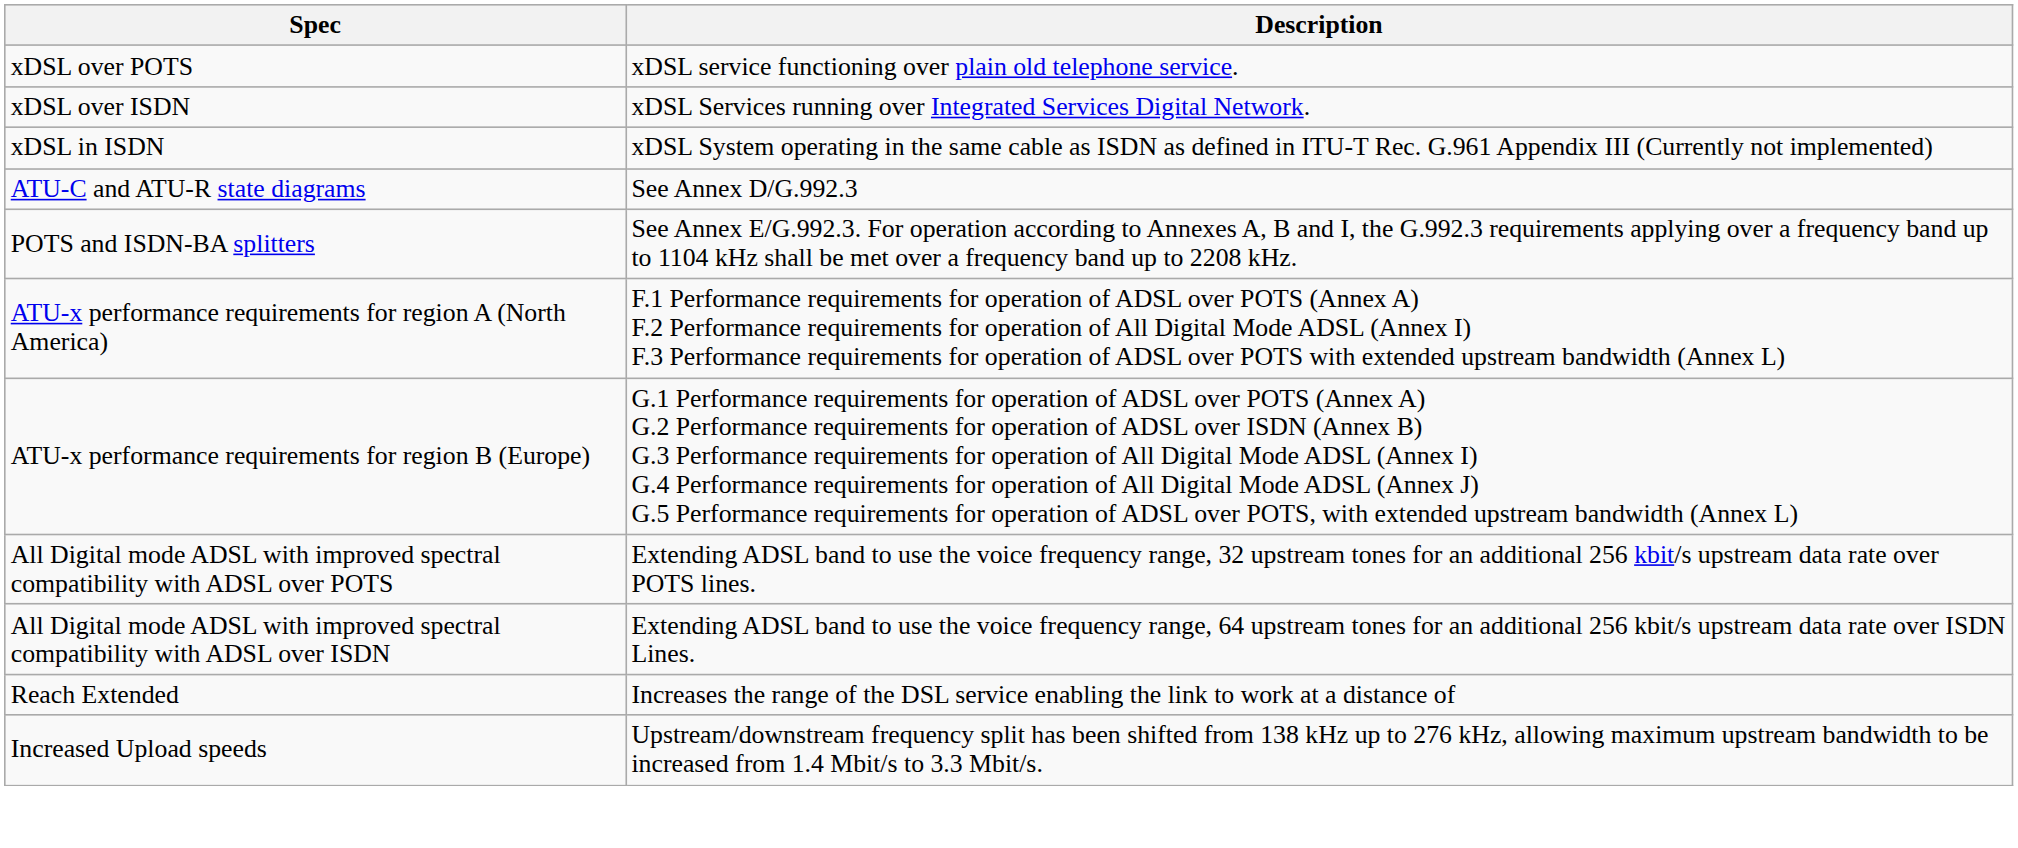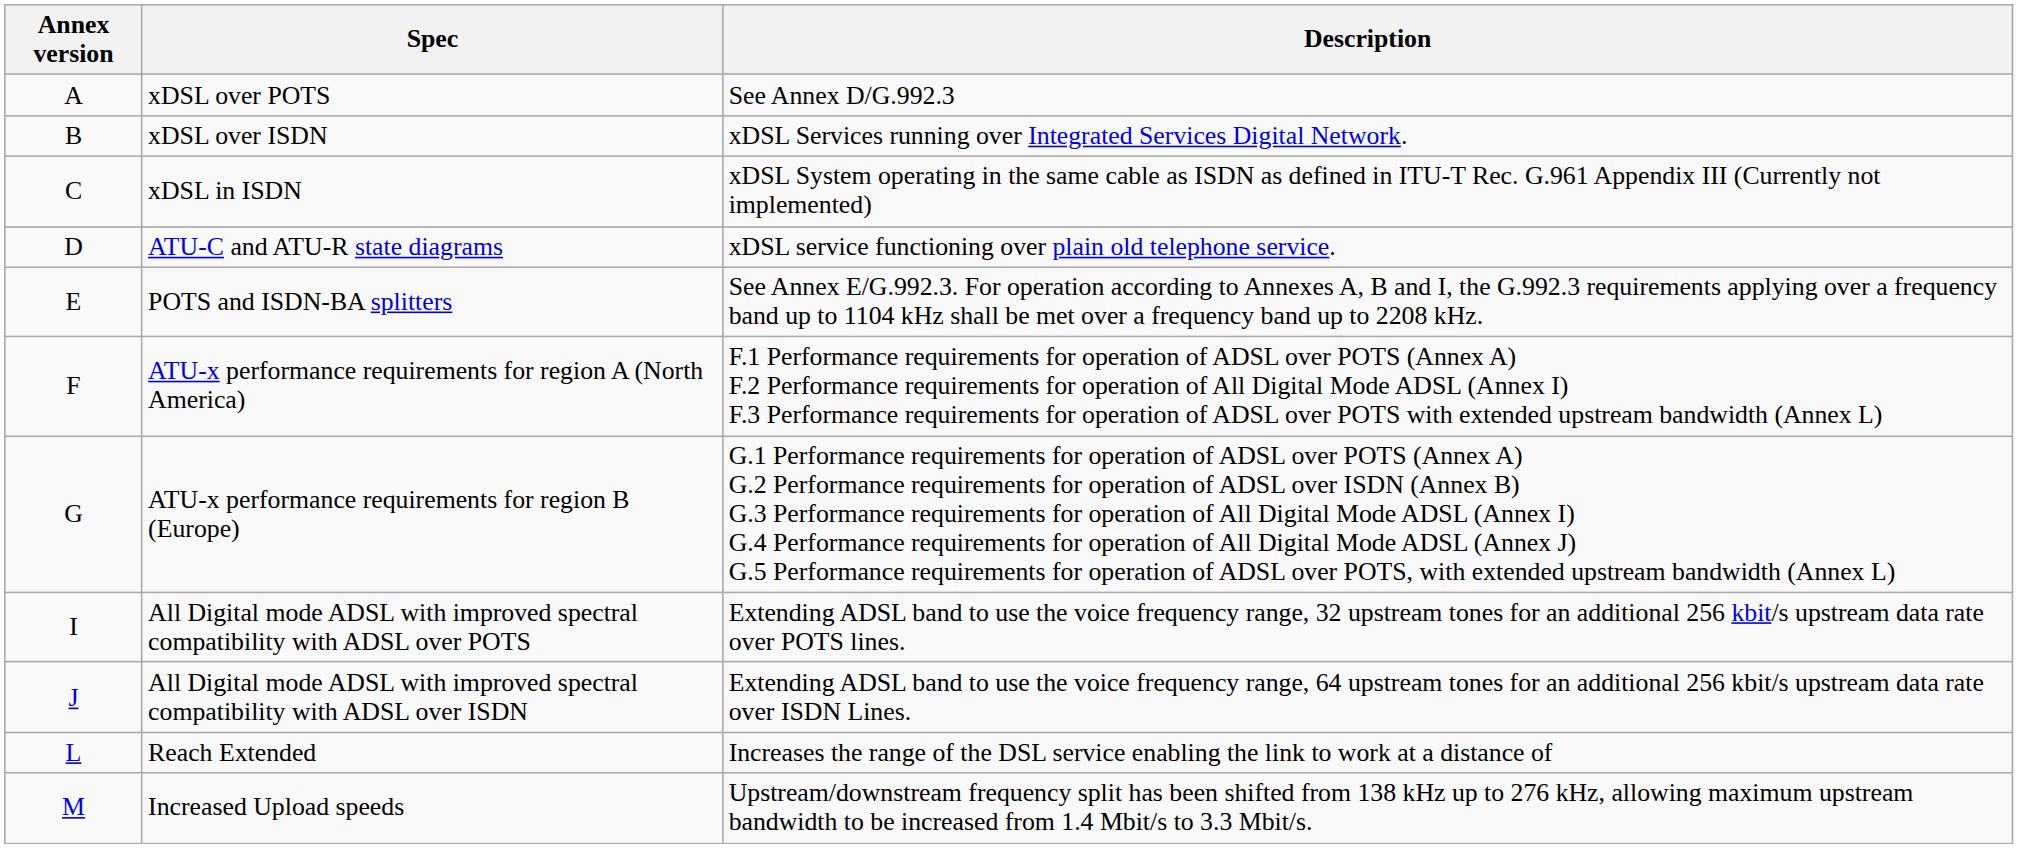+ column: (73, 39)
(935, 65) xDSL service functioning over plain old telephone service. -> (842, 94) See Annex D/G.992.3
(744, 188) See Annex D/G.992.3 -> (1032, 246) xDSL service functioning over plain old telephone service.
